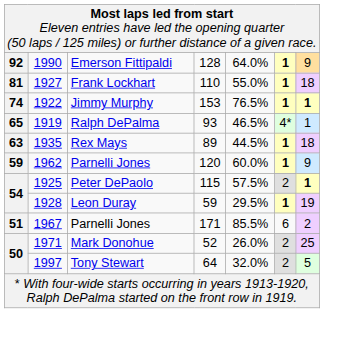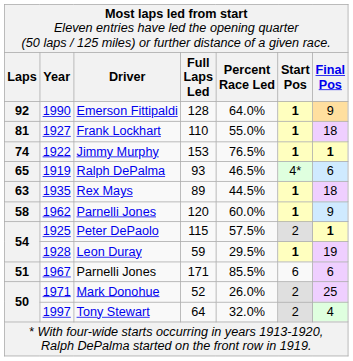+ row: (57, 77)
(308, 123) 1 -> (330, 171) 6
(16, 163) 59 -> (22, 211) 58
(308, 223) 2 -> (330, 271) 6
(308, 263) 5 -> (330, 311) 4
